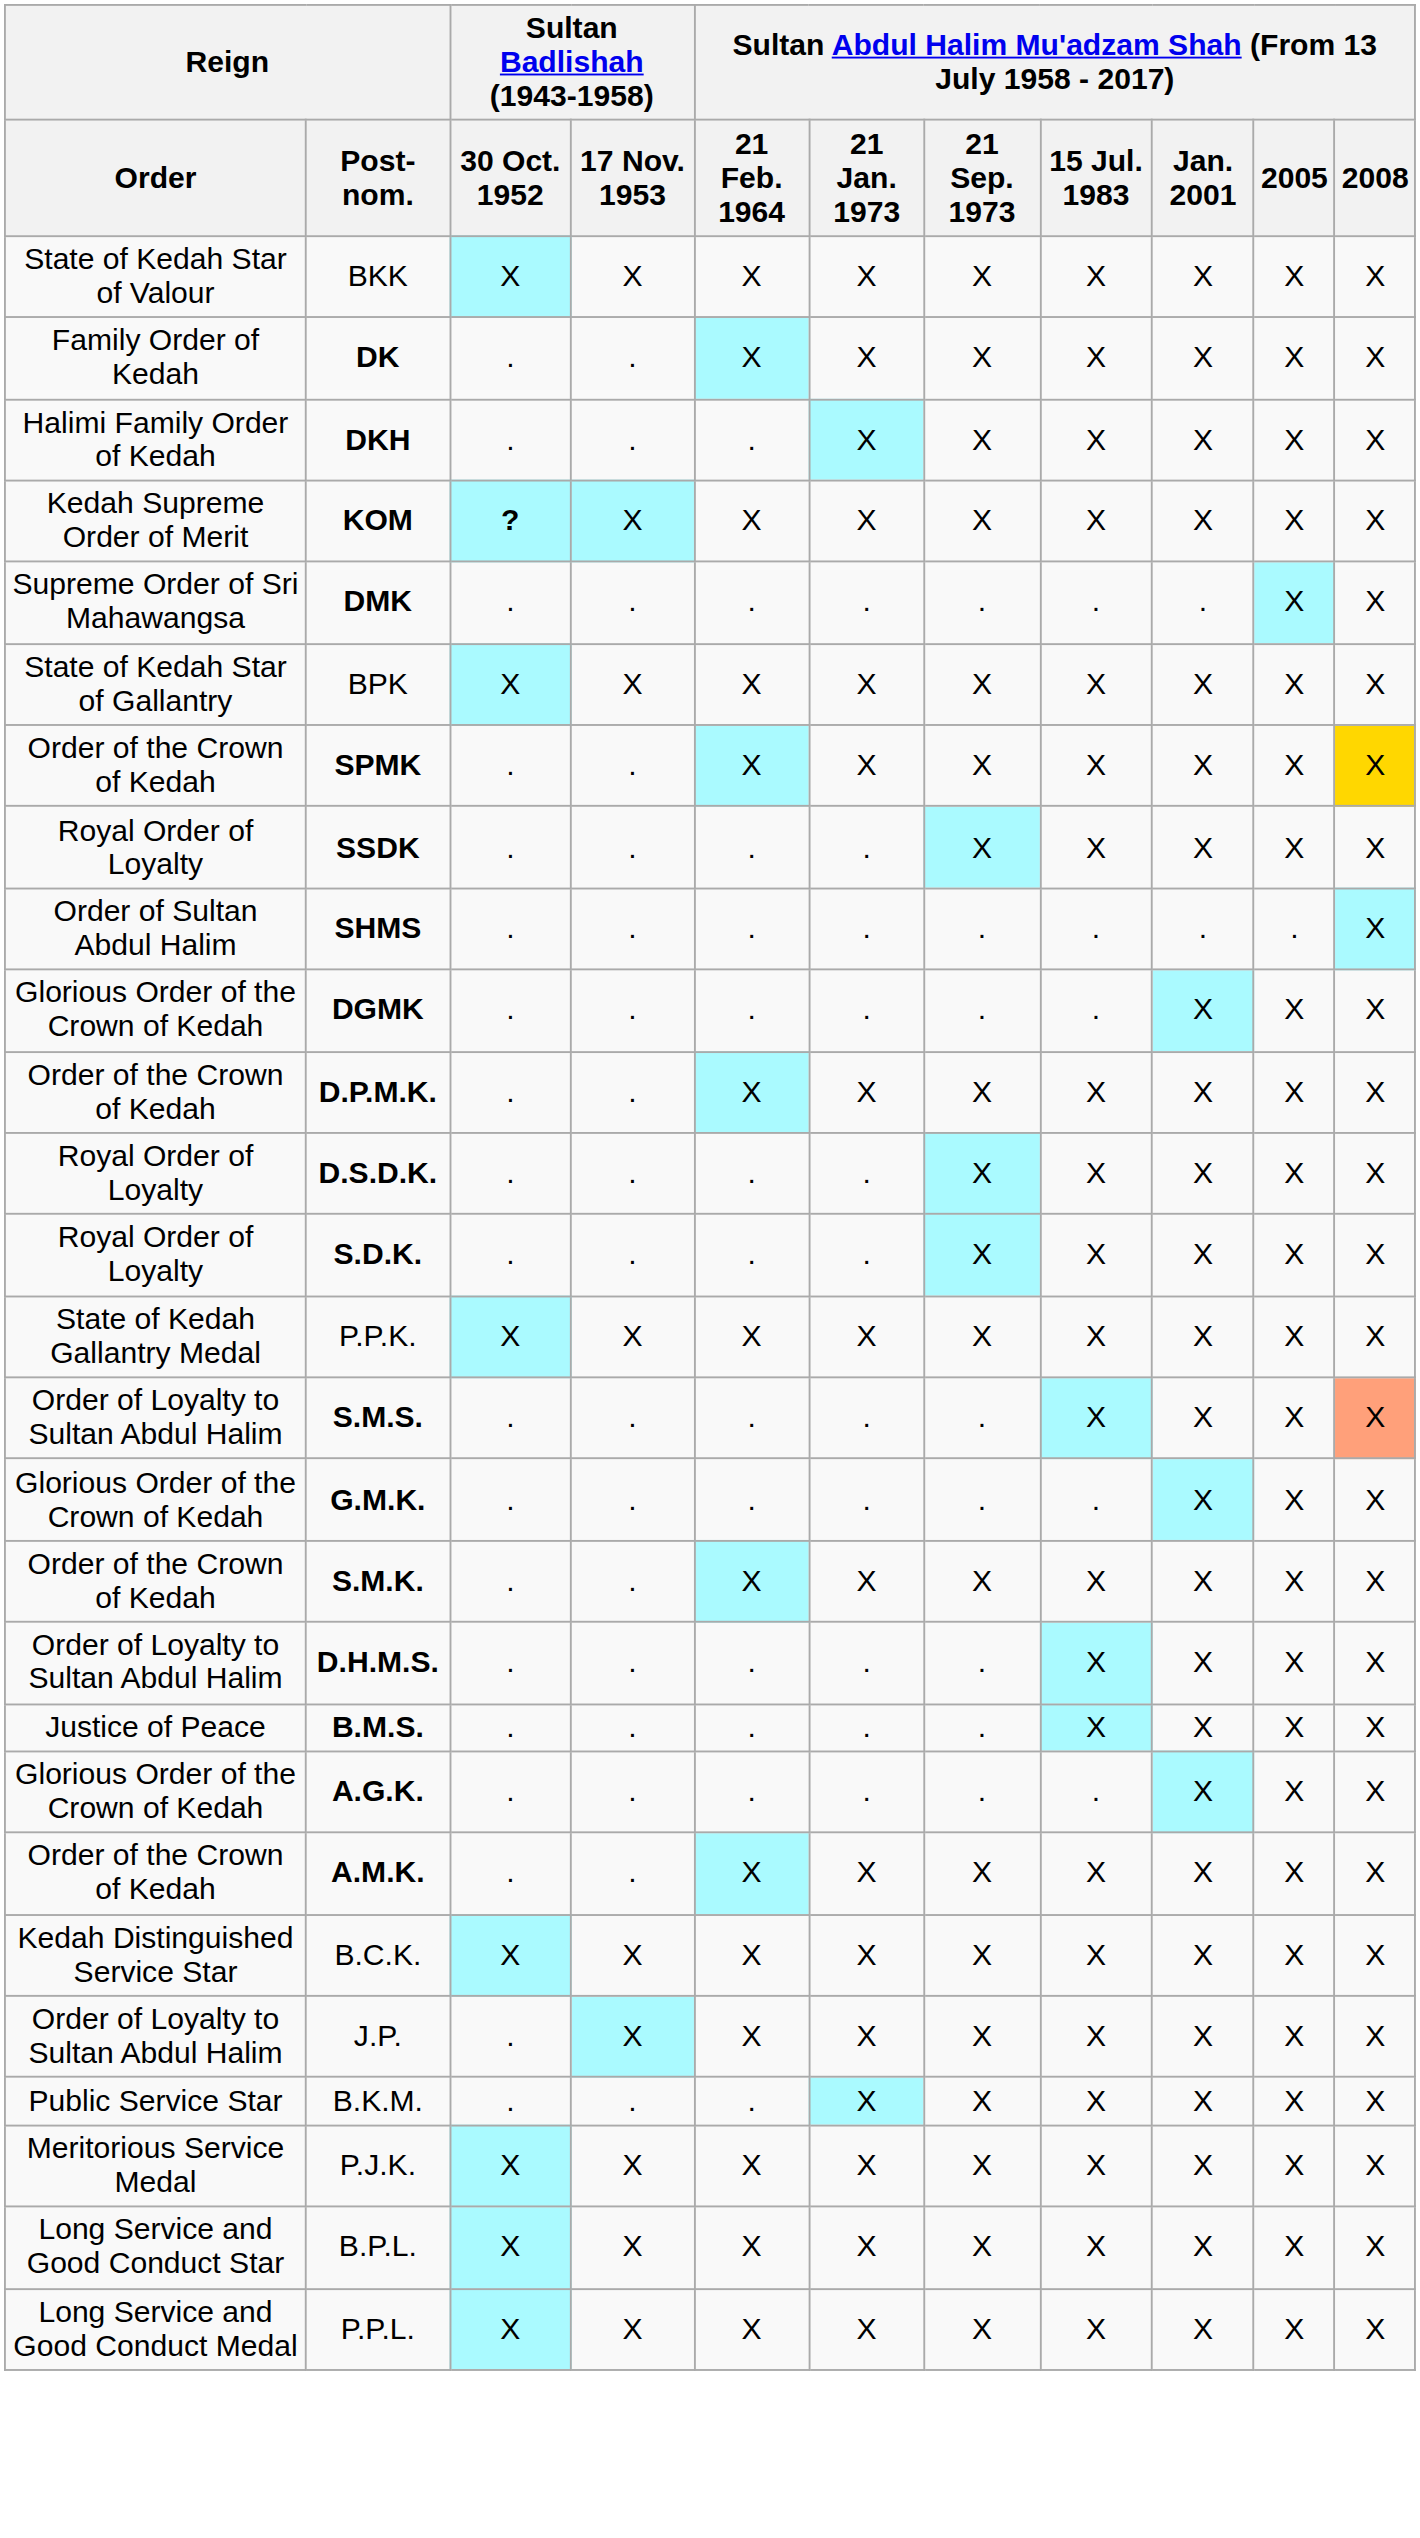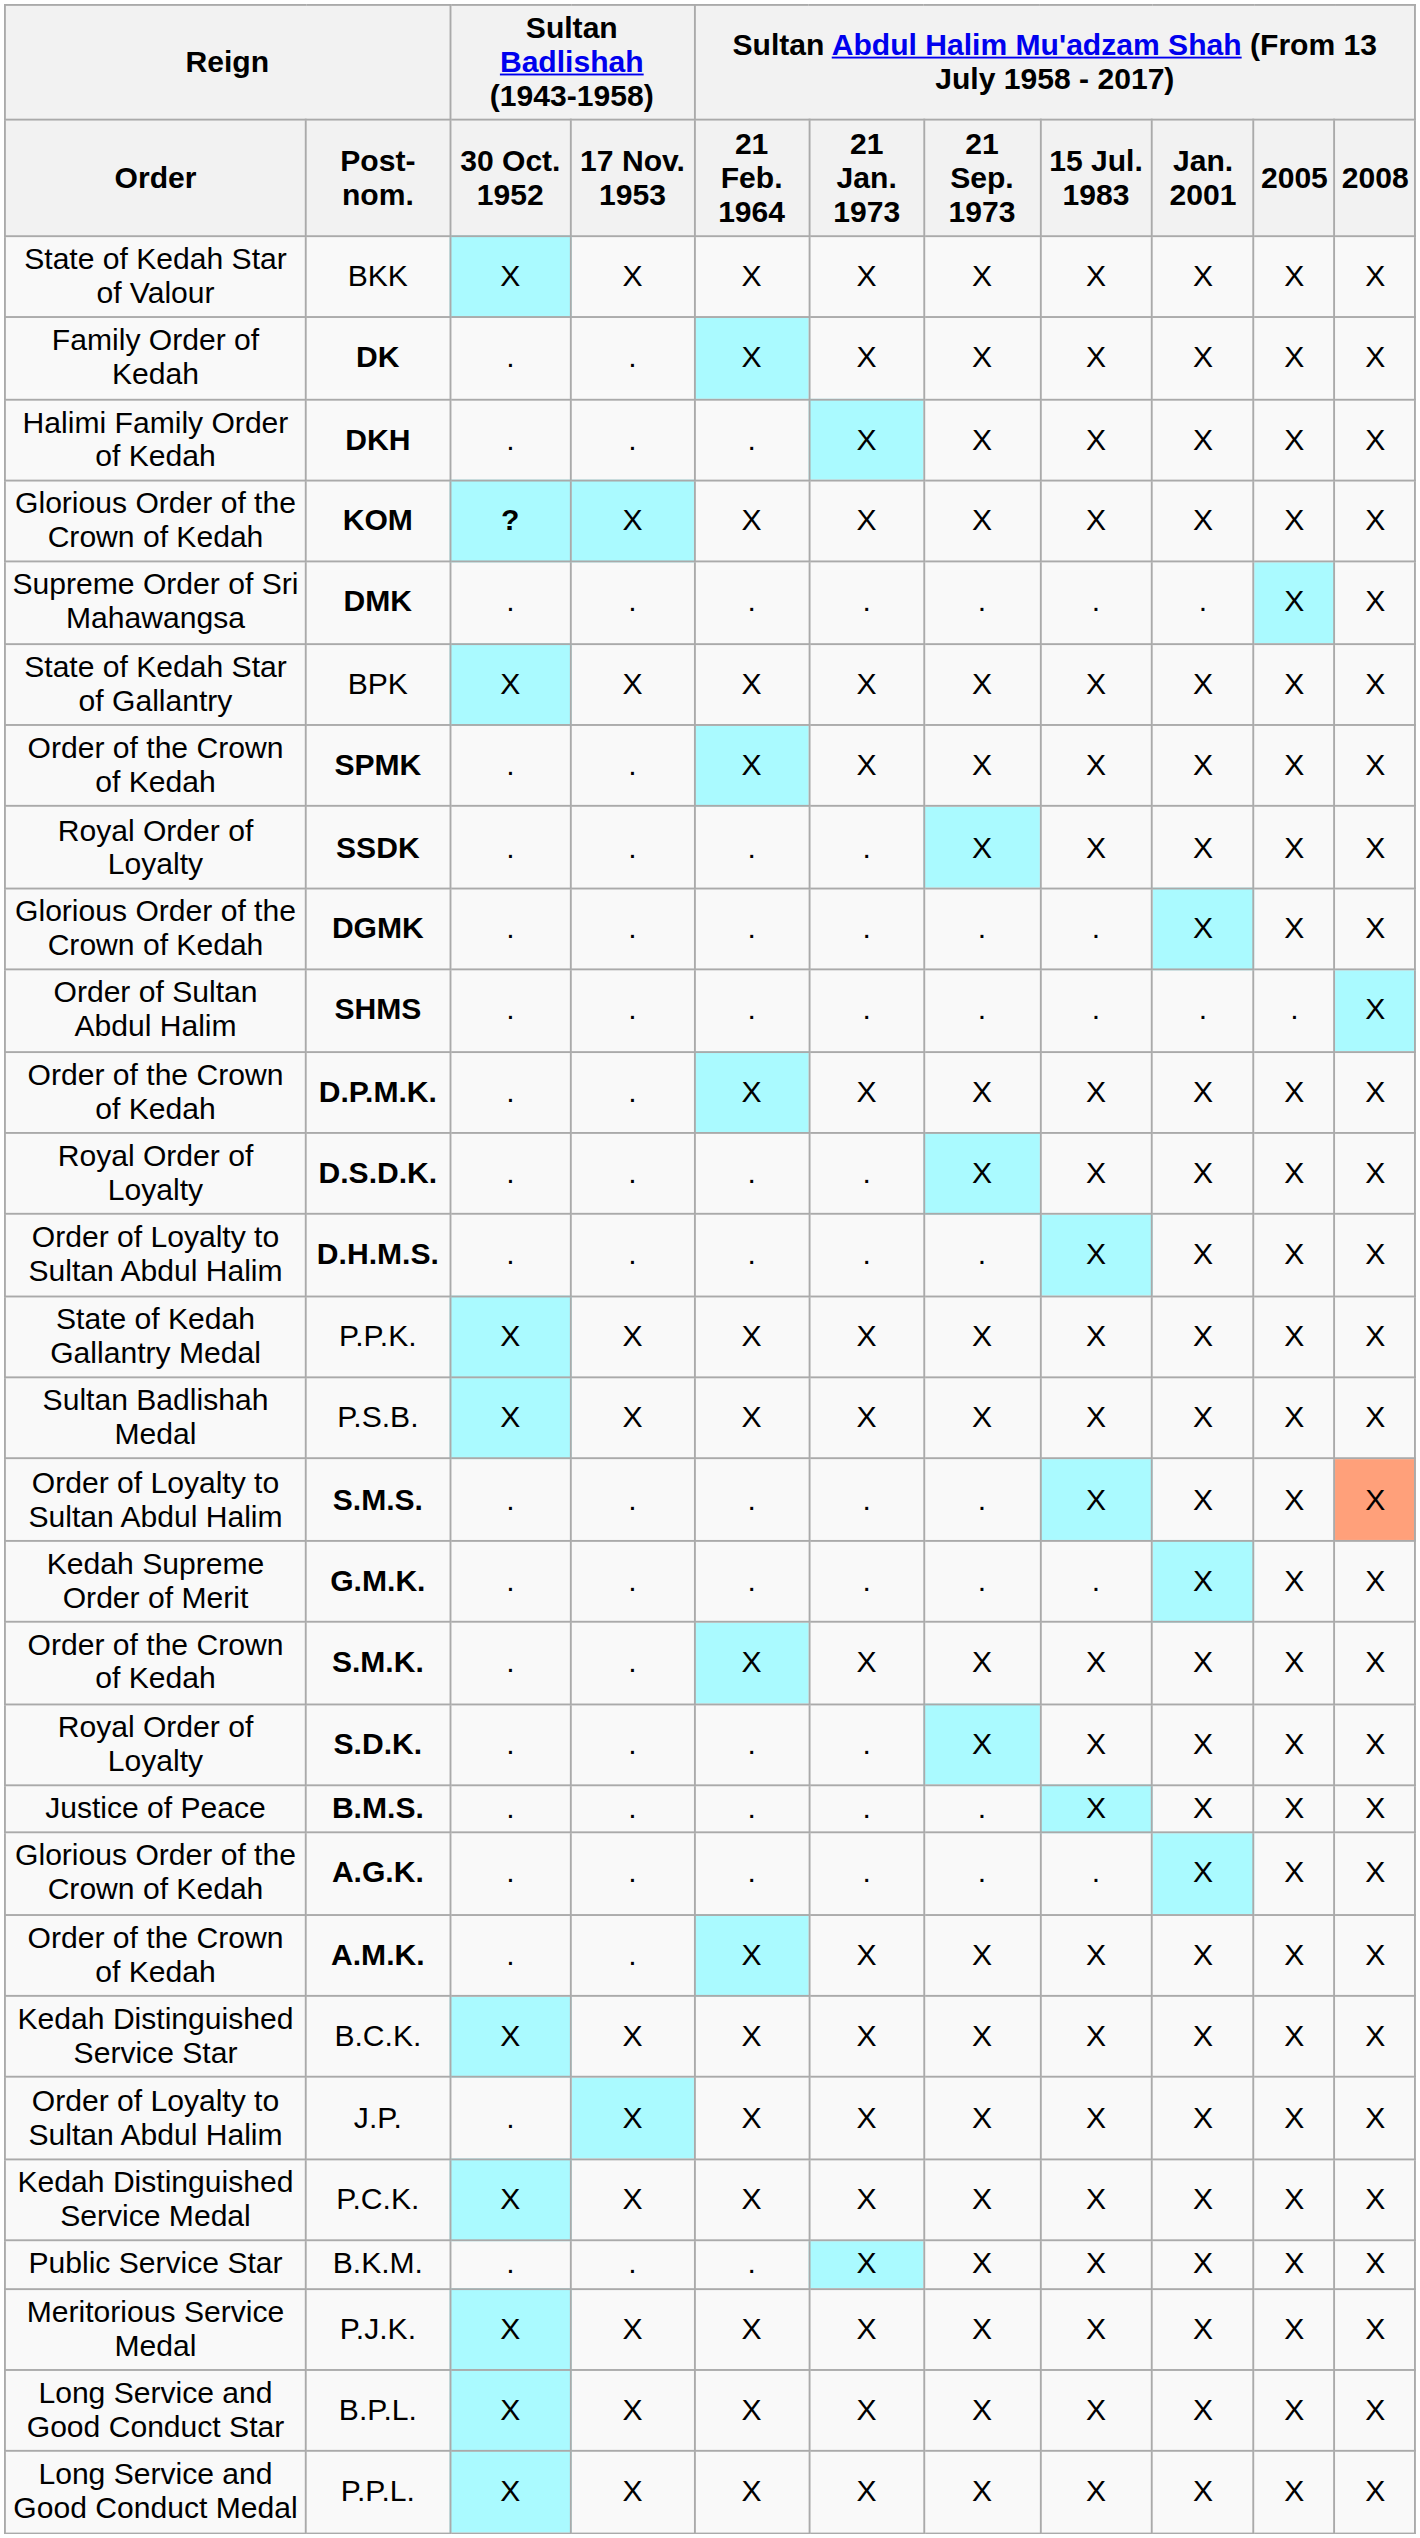(156, 520) Kedah Supreme Order of Merit -> (155, 520) Glorious Order of the Crown of Kedah
(1375, 765) gold background -> (1375, 765) no background
rows swapped: (378, 928) <-> (378, 1009)
rows swapped: (378, 1662) <-> (378, 1254)
+ row: (378, 1417)
(155, 1499) Glorious Order of the Crown of Kedah -> (156, 1580) Kedah Supreme Order of Merit
+ row: (378, 2199)
